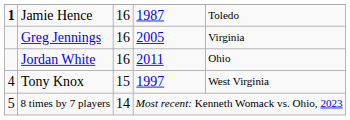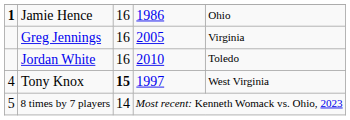(150, 15) 1987 -> (150, 15) 1986
(224, 15) Toledo -> (219, 15) Ohio
(150, 59) 2011 -> (150, 59) 2010
(219, 59) Ohio -> (224, 59) Toledo
(123, 81) normal -> (123, 81) bold
